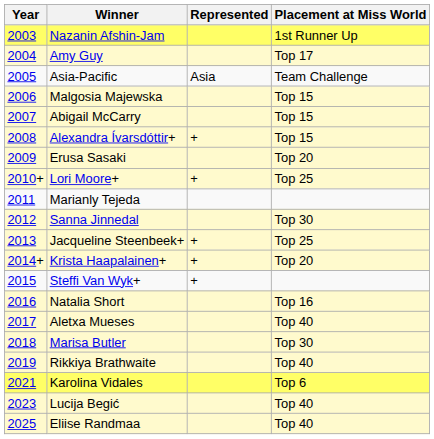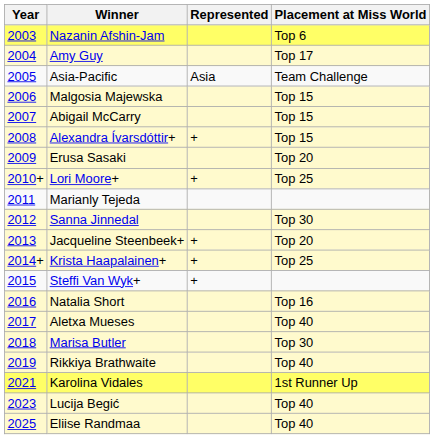(316, 35) 1st Runner Up -> (290, 35) Top 6
(294, 240) Top 25 -> (294, 240) Top 20
(294, 260) Top 20 -> (294, 260) Top 25
(290, 383) Top 6 -> (316, 383) 1st Runner Up
